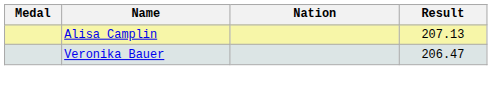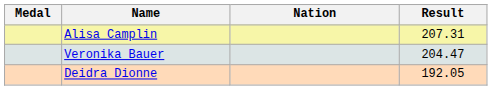(443, 34) 207.13 -> (443, 34) 207.31
(443, 54) 206.47 -> (443, 54) 204.47
+ row: (111, 74)
